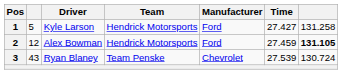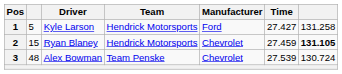(34, 42) 12 -> (34, 42) 15
(73, 42) Alex Bowman -> (71, 42) Ryan Blaney
(212, 42) Ford -> (222, 42) Chevrolet
(34, 58) 43 -> (34, 58) 48
(71, 58) Ryan Blaney -> (73, 58) Alex Bowman
